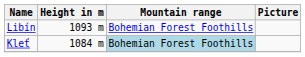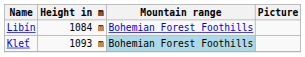(87, 28) 1093 m -> (87, 28) 1084 m
(87, 44) 1084 m -> (87, 44) 1093 m
